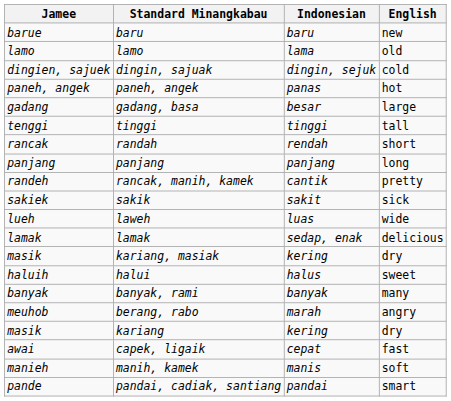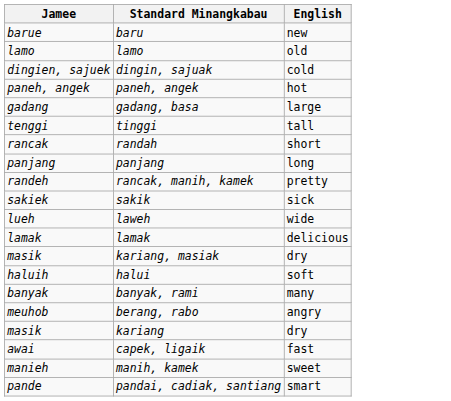- column: (331, 14)
(399, 275) sweet -> (300, 275) soft
(395, 368) soft -> (304, 368) sweet
